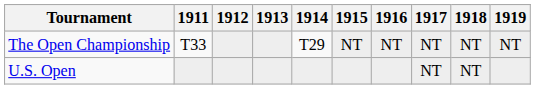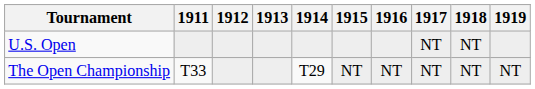rows swapped: (42, 71) <-> (89, 44)
